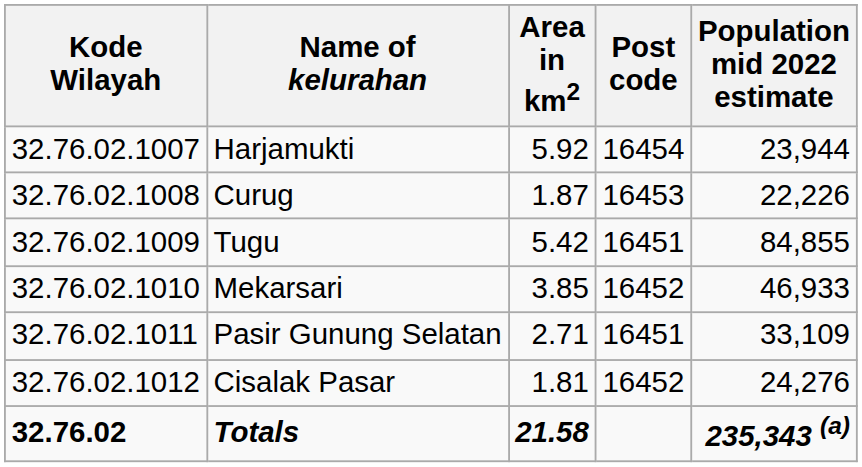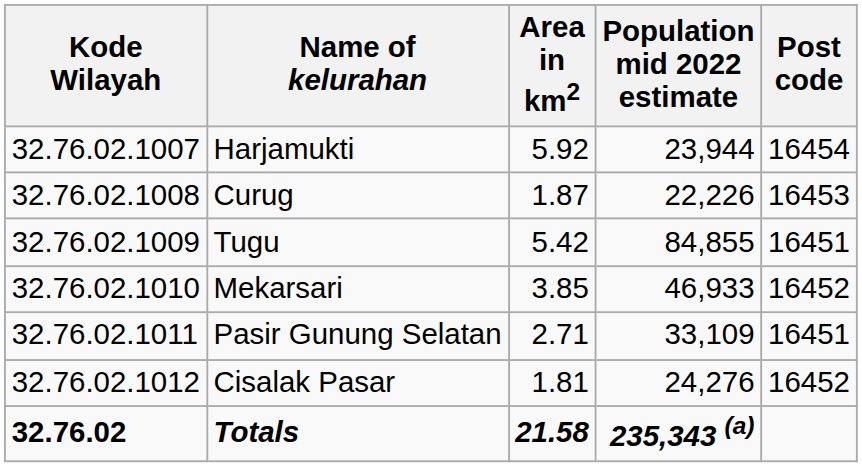columns swapped: (774, 64) <-> (643, 64)
